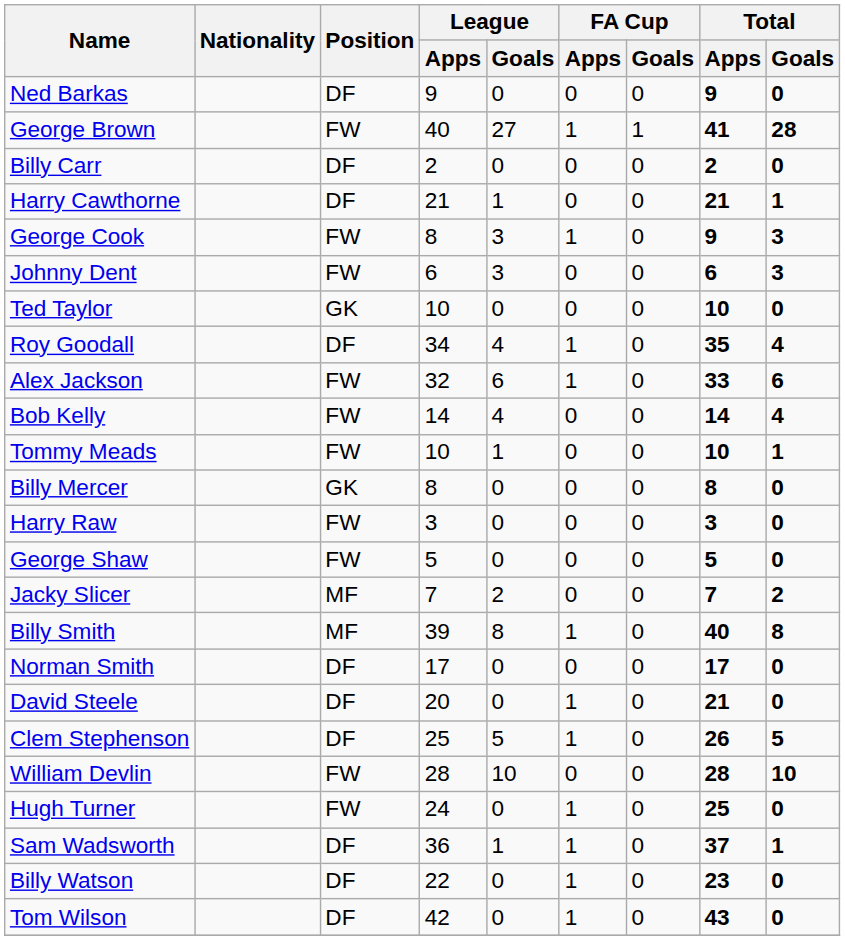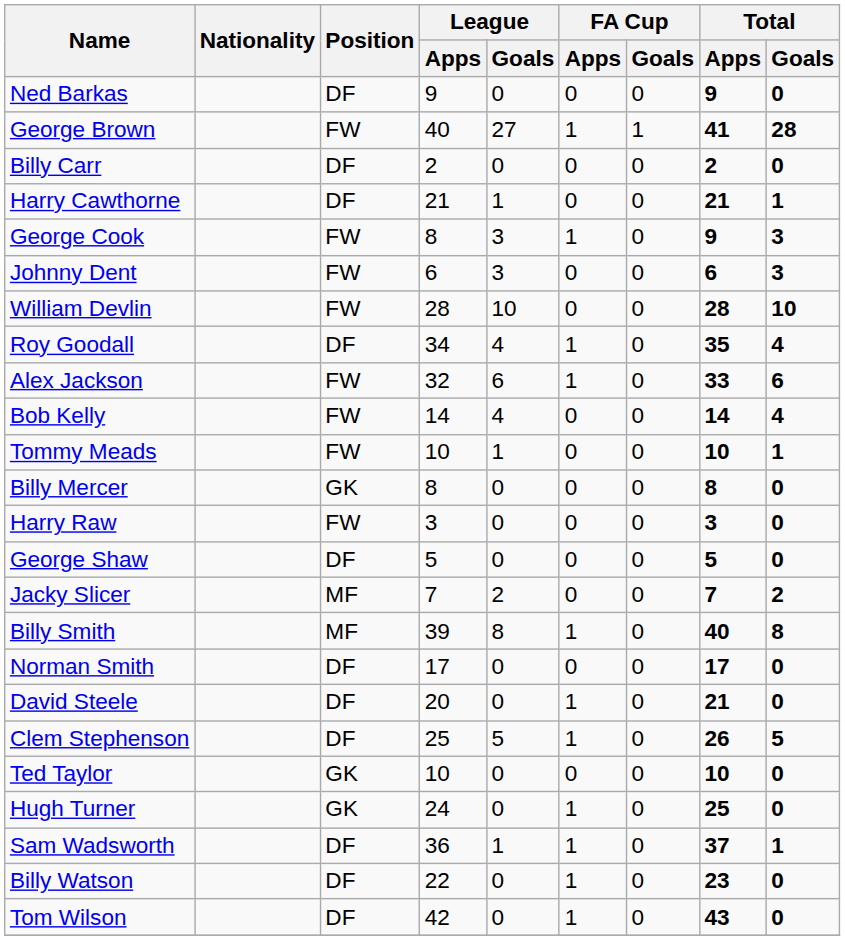rows swapped: (81, 773) <-> (61, 308)
(343, 559) FW -> (340, 559) DF
(343, 809) FW -> (342, 809) GK
